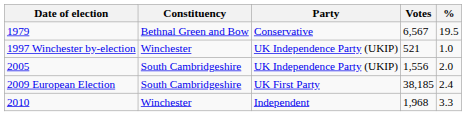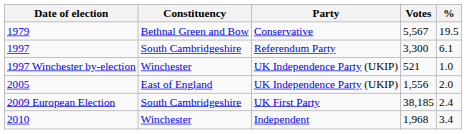(416, 31) 6,567 -> (416, 31) 5,567
+ row: (18, 48)
(191, 66) South Cambridgeshire -> (177, 84) East of England
(446, 102) 3.3 -> (446, 119) 3.4
